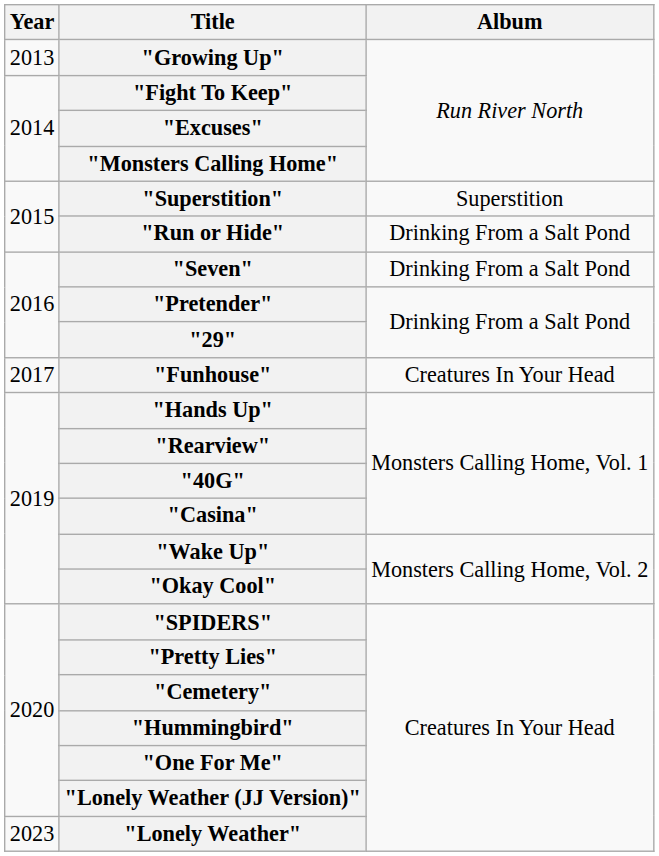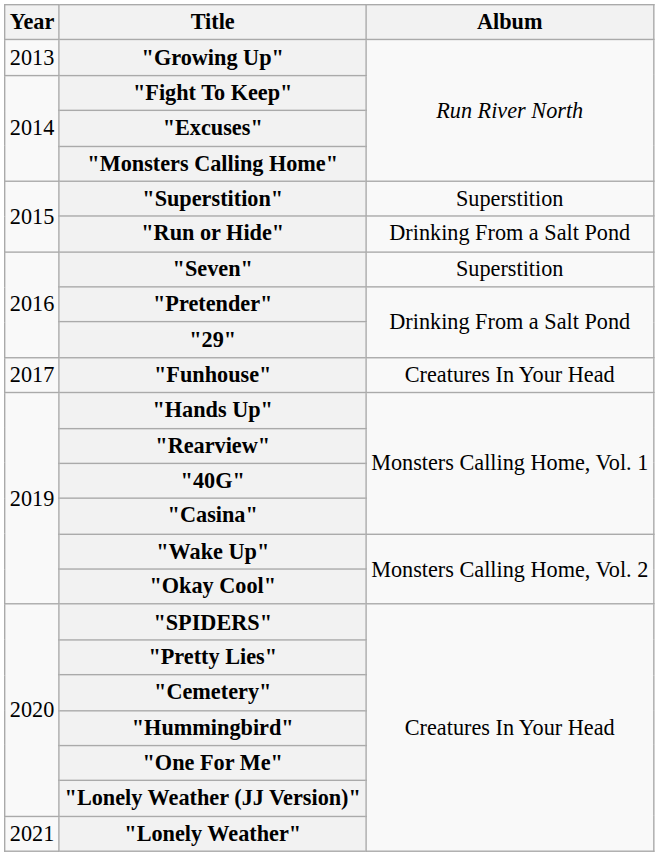(510, 269) Drinking From a Salt Pond -> (510, 269) Superstition
(32, 833) 2023 -> (32, 833) 2021
